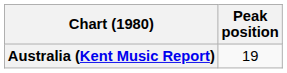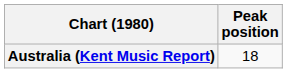(250, 56) 19 -> (250, 56) 18
